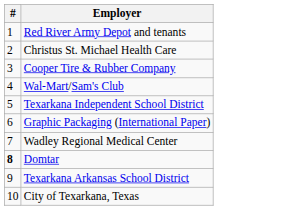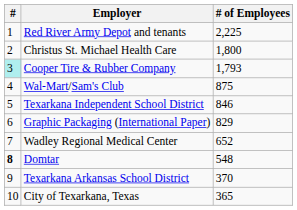+ column: (253, 13)
(10, 68) no background -> (10, 68) paleturquoise background
